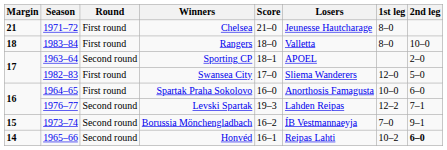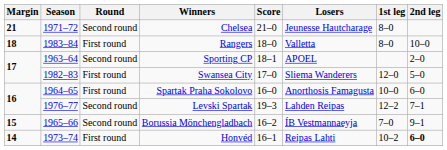(104, 28) First round -> (110, 28) Second round
(60, 122) 1973–74 -> (60, 122) 1965–66
(60, 138) 1965–66 -> (60, 138) 1973–74
(110, 138) Second round -> (104, 138) First round
